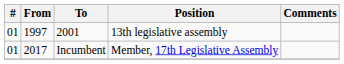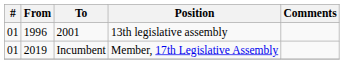(35, 31) 1997 -> (35, 31) 1996
(35, 50) 2017 -> (35, 50) 2019
